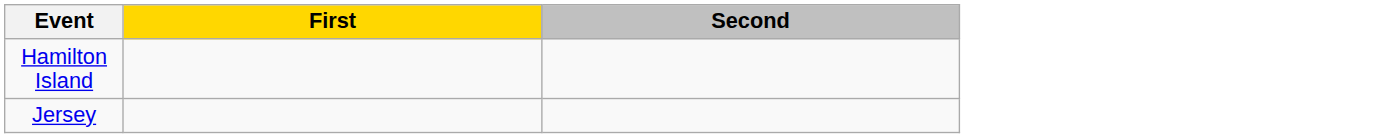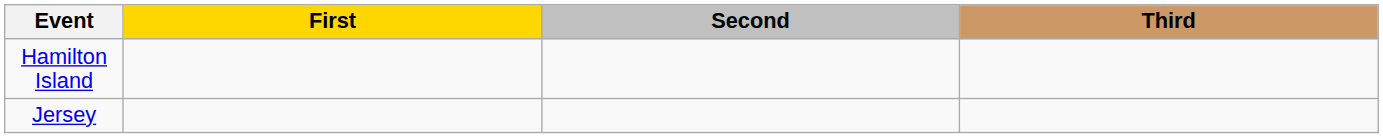+ column: (1169, 21)
